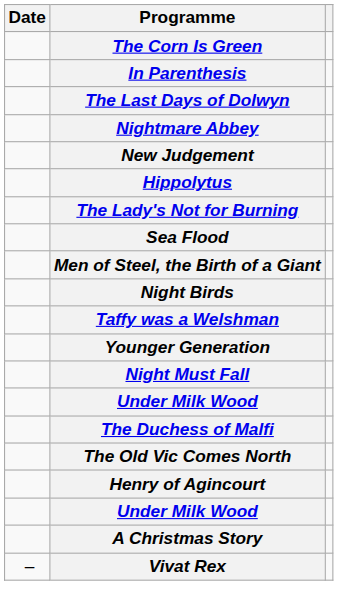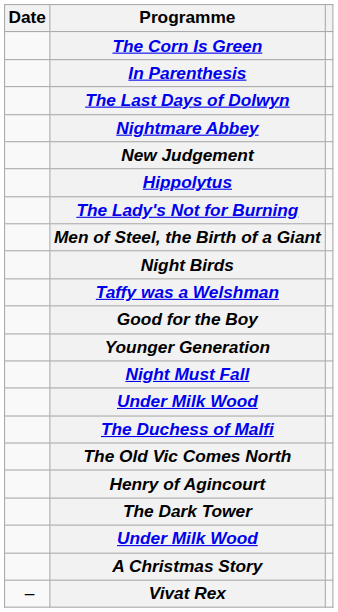- row: (27, 237)
+ row: (27, 320)
+ row: (27, 512)
